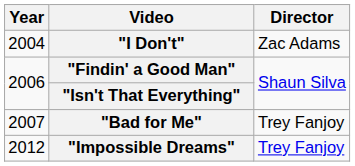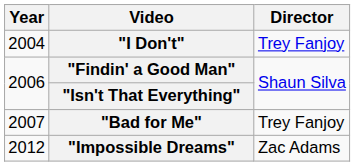(299, 43) Zac Adams -> (301, 43) Trey Fanjoy
(301, 148) Trey Fanjoy -> (299, 148) Zac Adams
